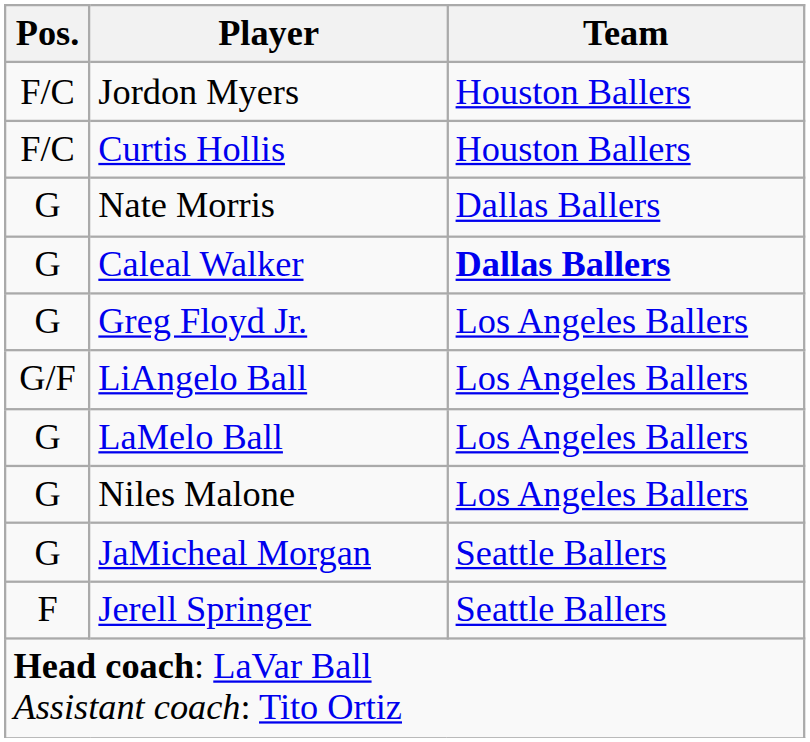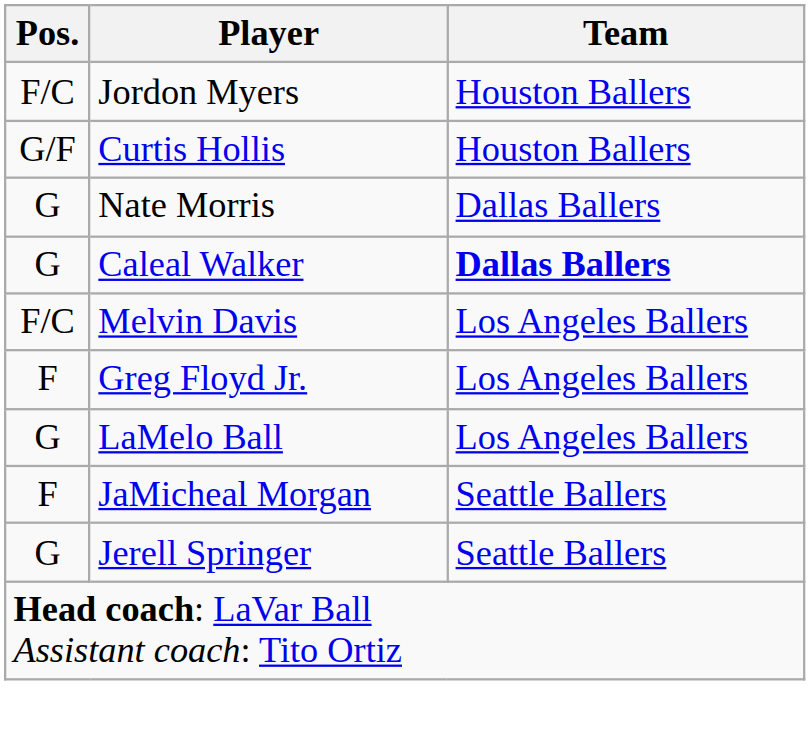(48, 148) F/C -> (48, 148) G/F
+ row: (198, 321)
(48, 321) G -> (48, 378) F
- row: (203, 378)
- row: (197, 494)
(48, 551) G -> (48, 494) F
(48, 609) F -> (48, 551) G
